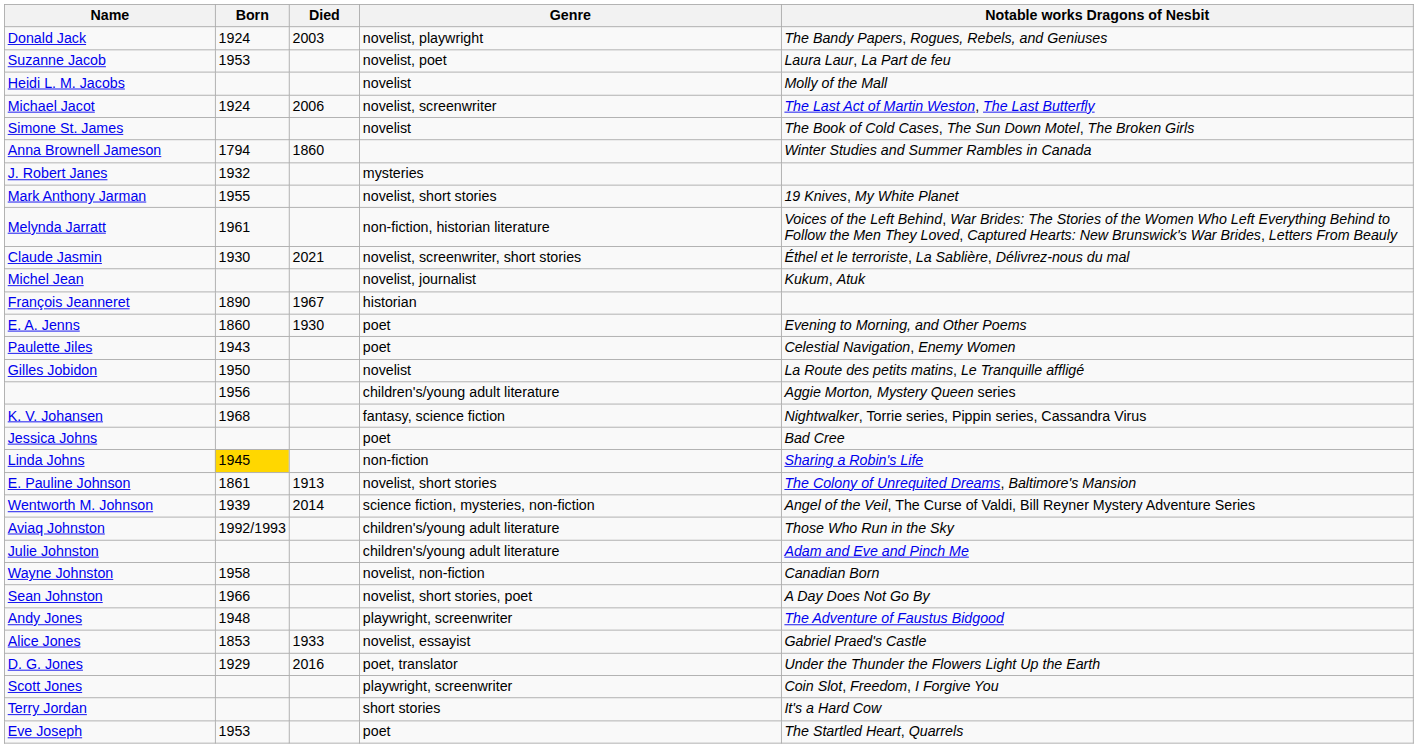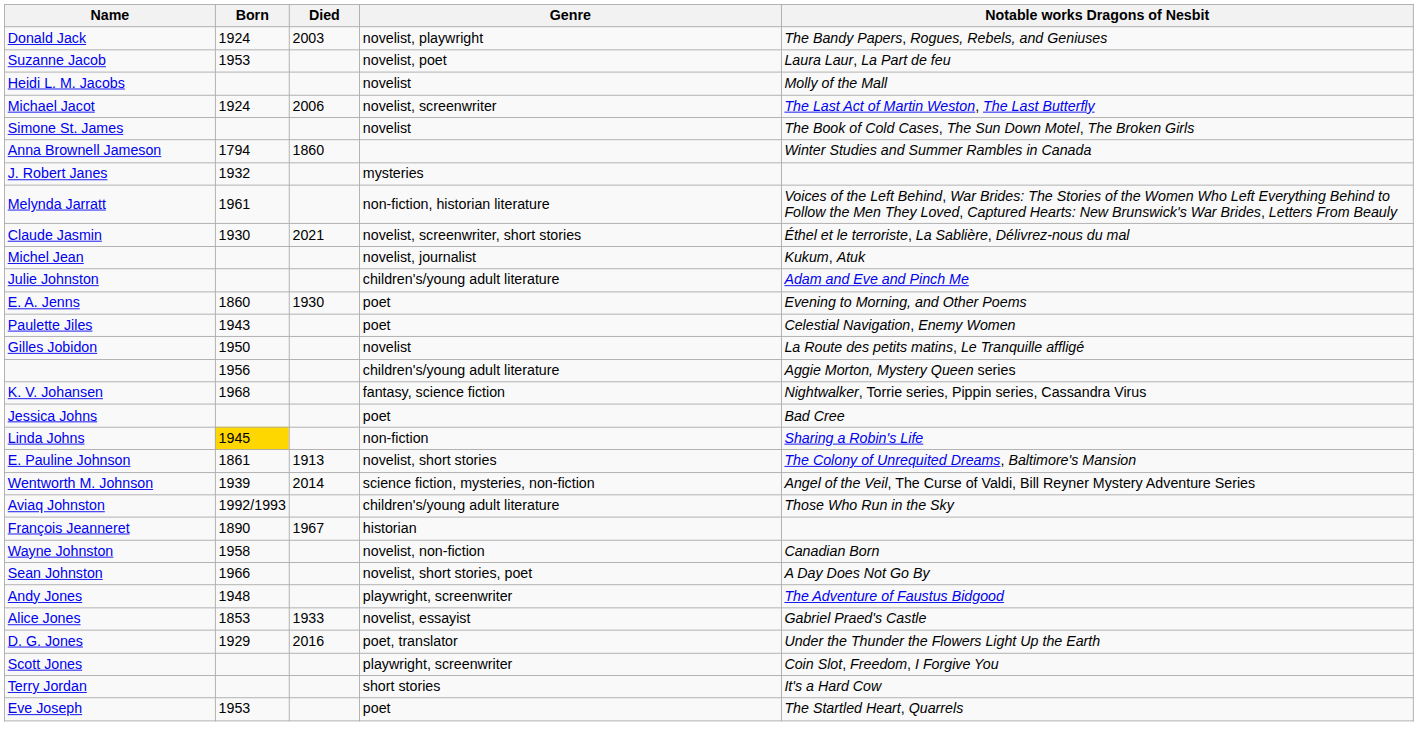- row: (77, 196)
rows swapped: (69, 302) <-> (53, 551)
